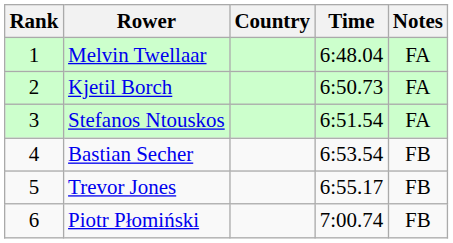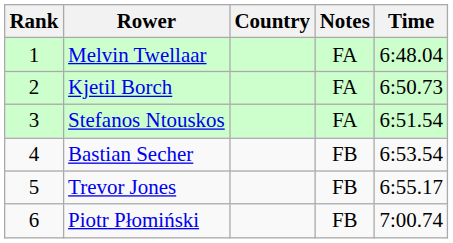columns swapped: (351, 21) <-> (418, 21)
